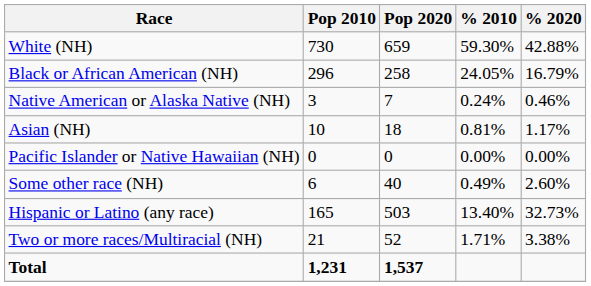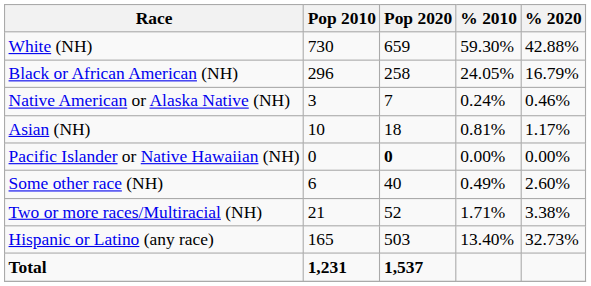(388, 156) normal -> (388, 156) bold
rows swapped: (135, 239) <-> (111, 211)
